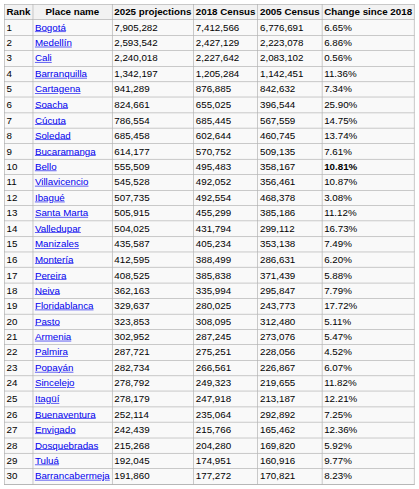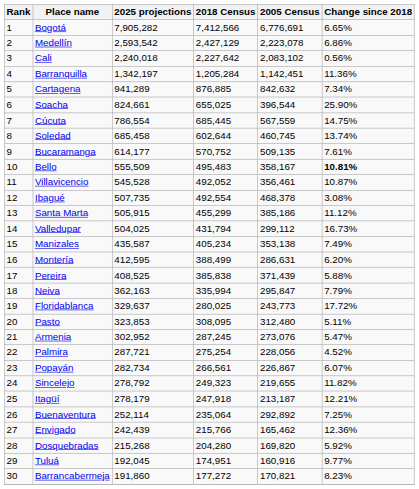(213, 352) 275,251 -> (213, 352) 275,254
